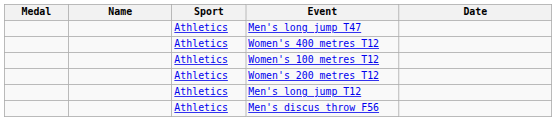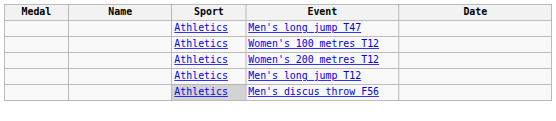- row: (314, 45)
(201, 108) no background -> (201, 92) lightgrey background
